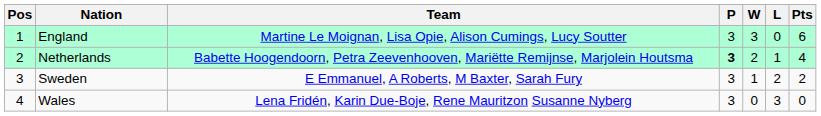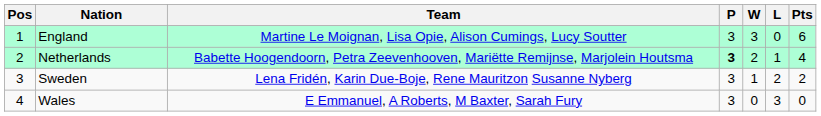(444, 79) E Emmanuel, A Roberts, M Baxter, Sarah Fury -> (444, 79) Lena Fridén, Karin Due-Boje, Rene Mauritzon Susanne Nyberg
(444, 100) Lena Fridén, Karin Due-Boje, Rene Mauritzon Susanne Nyberg -> (444, 100) E Emmanuel, A Roberts, M Baxter, Sarah Fury
